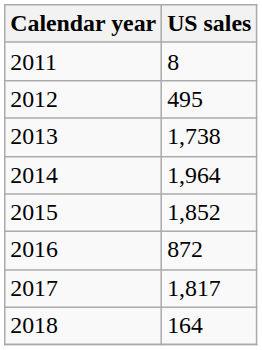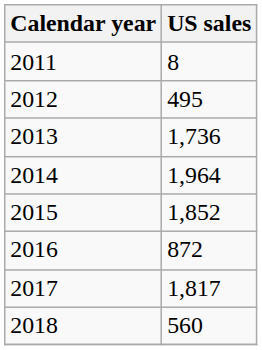(194, 136) 1,738 -> (194, 136) 1,736
(185, 325) 164 -> (185, 325) 560
